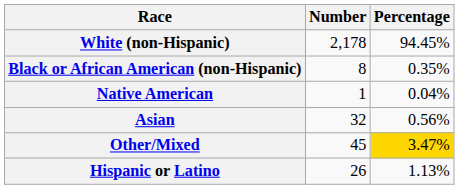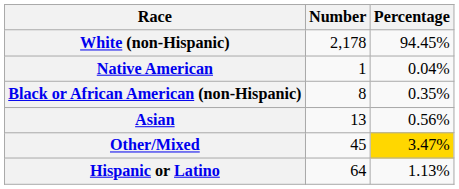rows swapped: (155, 68) <-> (155, 94)
(358, 119) 32 -> (358, 119) 13
(358, 171) 26 -> (358, 171) 64
